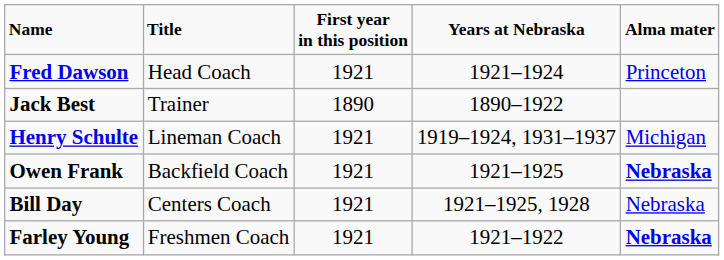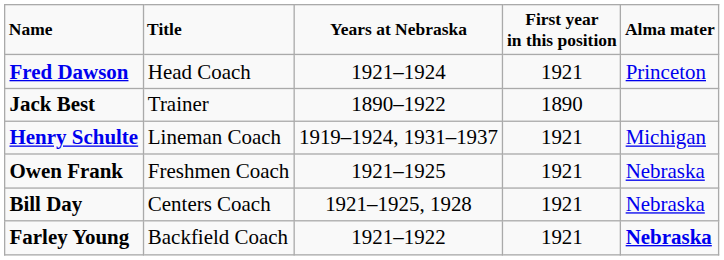columns swapped: (353, 29) <-> (516, 29)
(218, 171) Backfield Coach -> (219, 171) Freshmen Coach
(669, 171) bold -> (665, 171) normal
(219, 237) Freshmen Coach -> (218, 237) Backfield Coach
